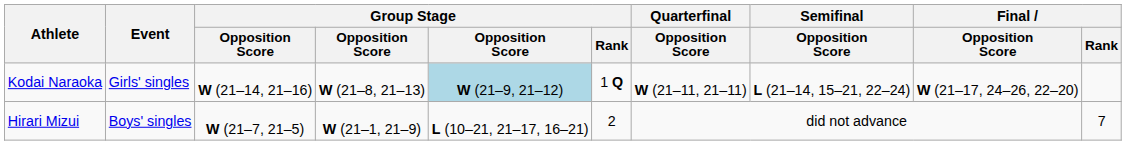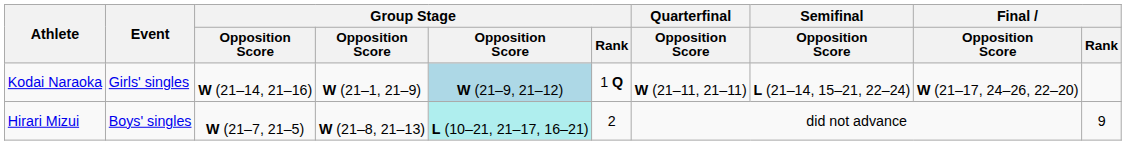(372, 91) W (21–8, 21–13) -> (372, 91) W (21–1, 21–9)
(372, 129) W (21–1, 21–9) -> (372, 129) W (21–8, 21–13)
(510, 129) no background -> (510, 129) paleturquoise background
(1102, 121) 7 -> (1102, 121) 9
